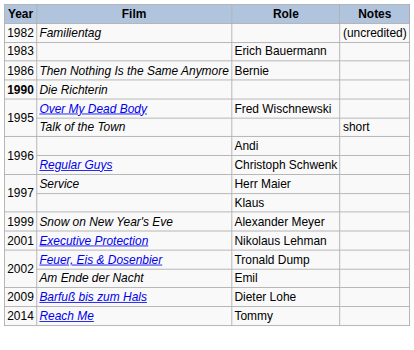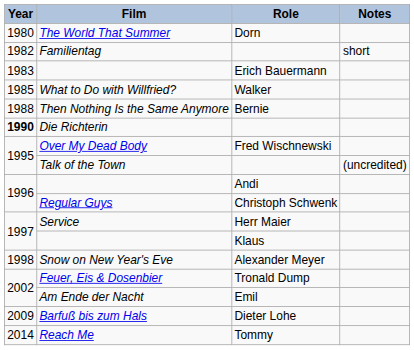+ row: (105, 33)
(375, 33) (uncredited) -> (356, 52) short
+ row: (108, 90)
(21, 71) 1986 -> (21, 109) 1988
(356, 128) short -> (375, 165) (uncredited)
(21, 222) 1999 -> (21, 260) 1998
- row: (94, 241)
